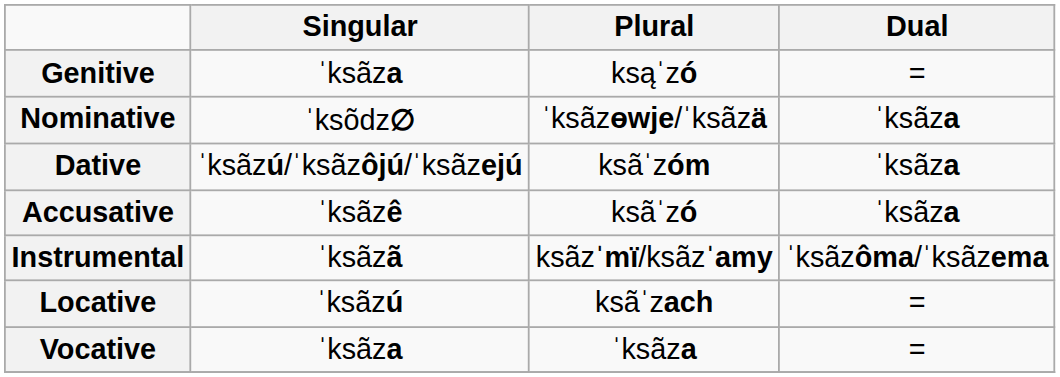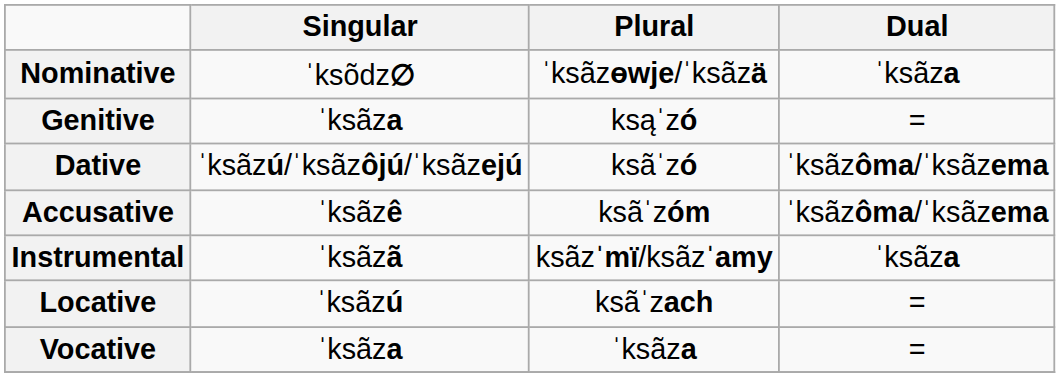rows swapped: (98, 119) <-> (98, 73)
(654, 166) ksãˈzóm -> (654, 166) ksãˈzó
(917, 166) ˈksãza -> (917, 166) ˈksãzôma/ˈksãzema
(654, 211) ksãˈzó -> (654, 211) ksãˈzóm
(917, 211) ˈksãza -> (917, 211) ˈksãzôma/ˈksãzema
(917, 257) ˈksãzôma/ˈksãzema -> (917, 257) ˈksãza
